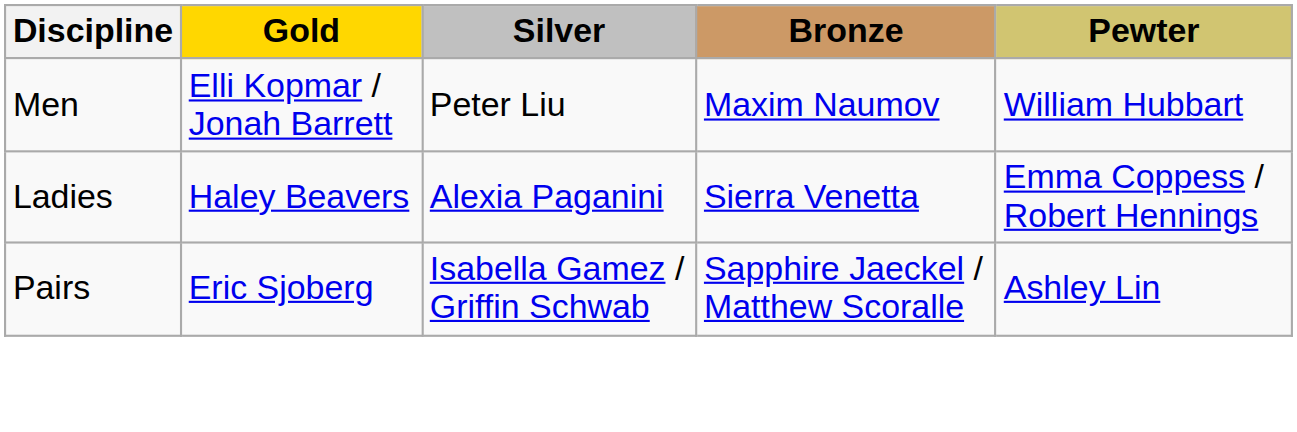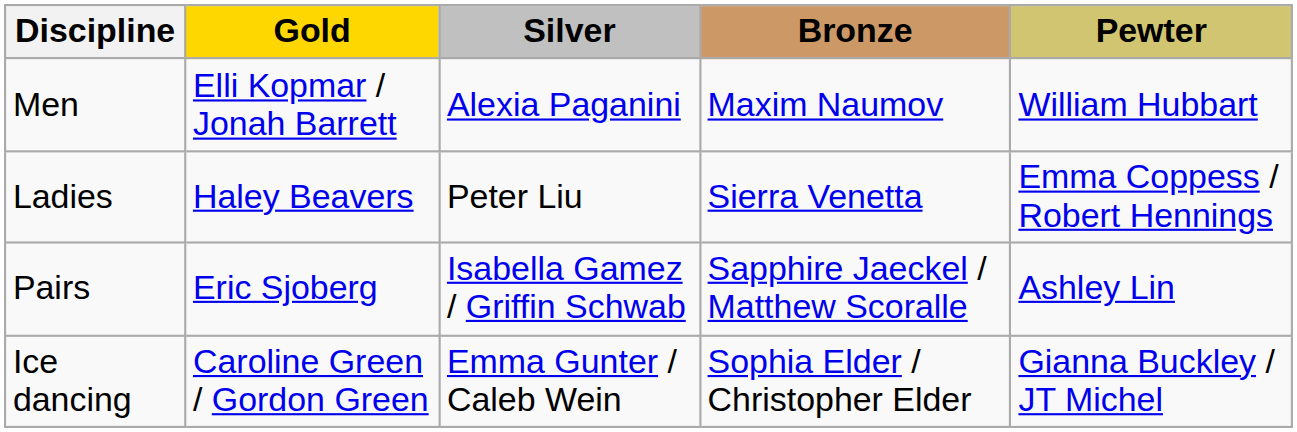(498, 104) Peter Liu -> (564, 104) Alexia Paganini
(547, 196) Alexia Paganini -> (515, 196) Peter Liu
+ row: (72, 380)
